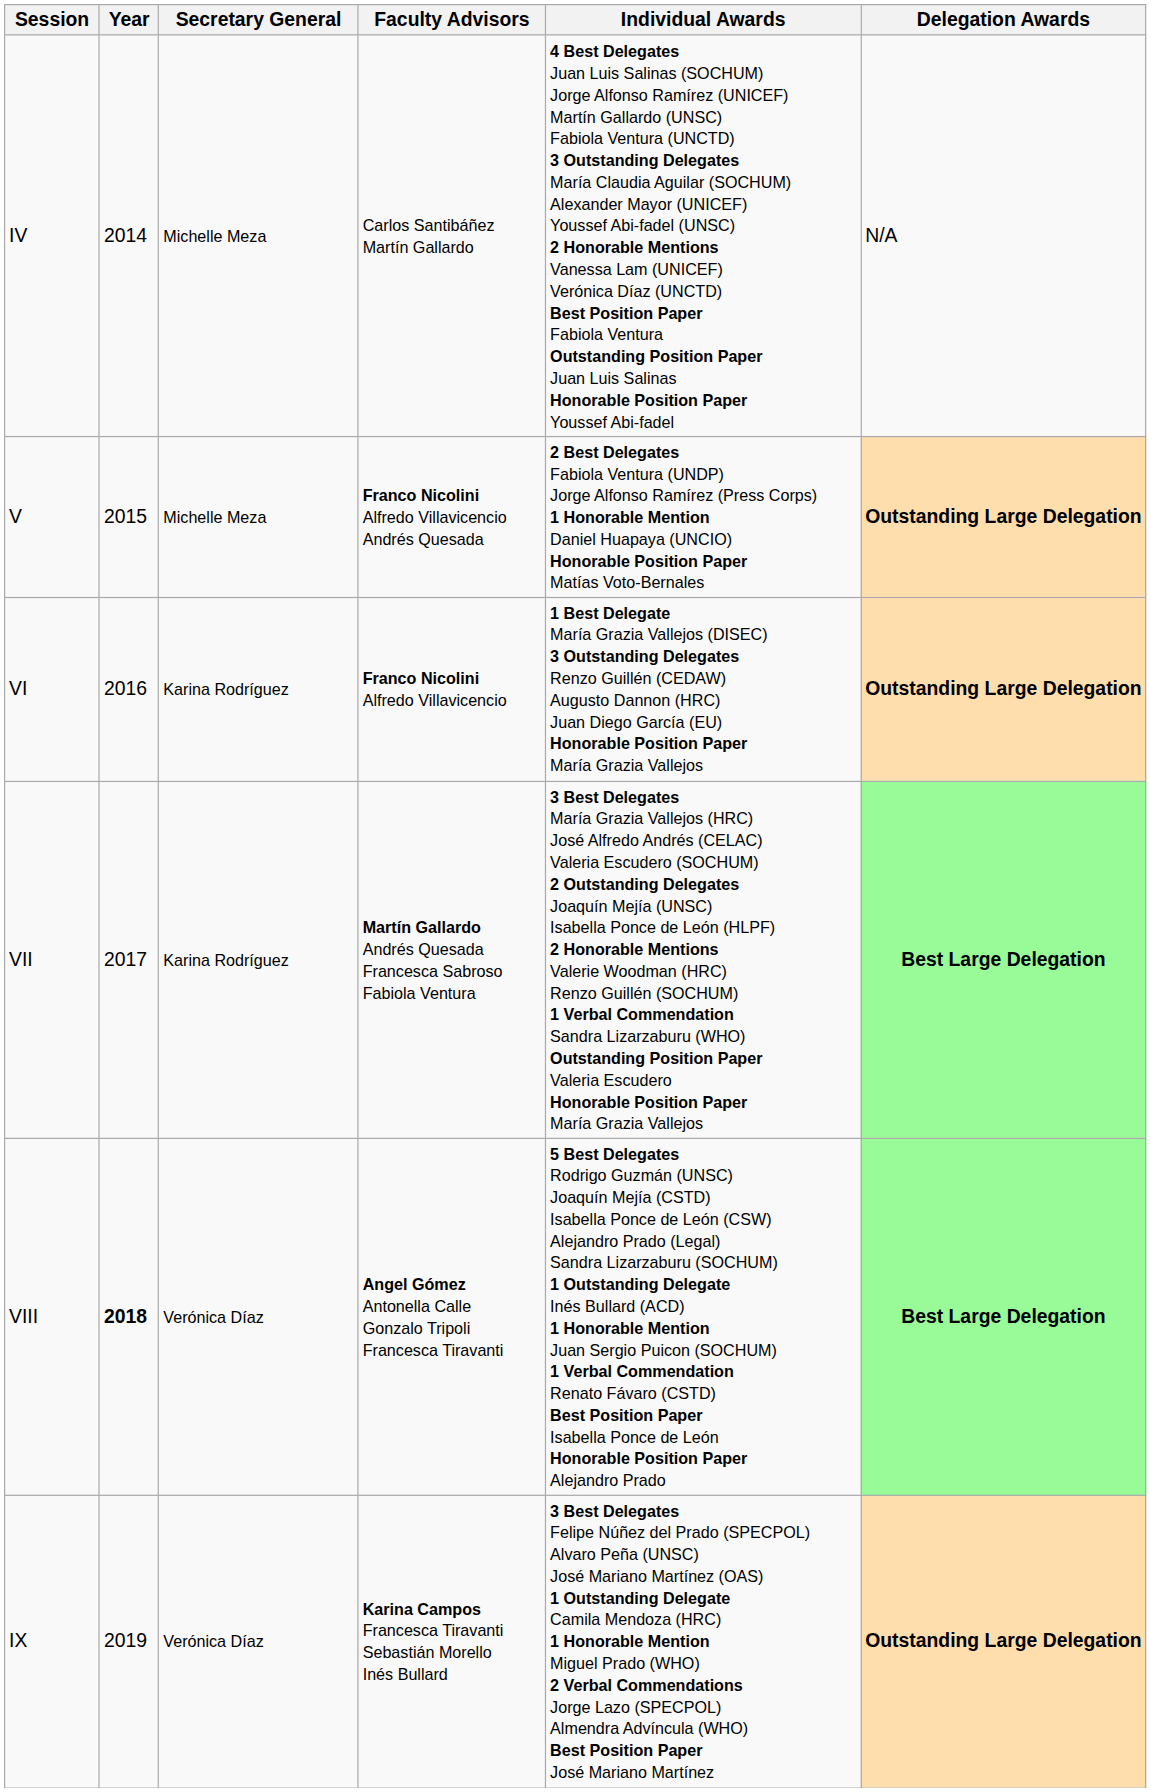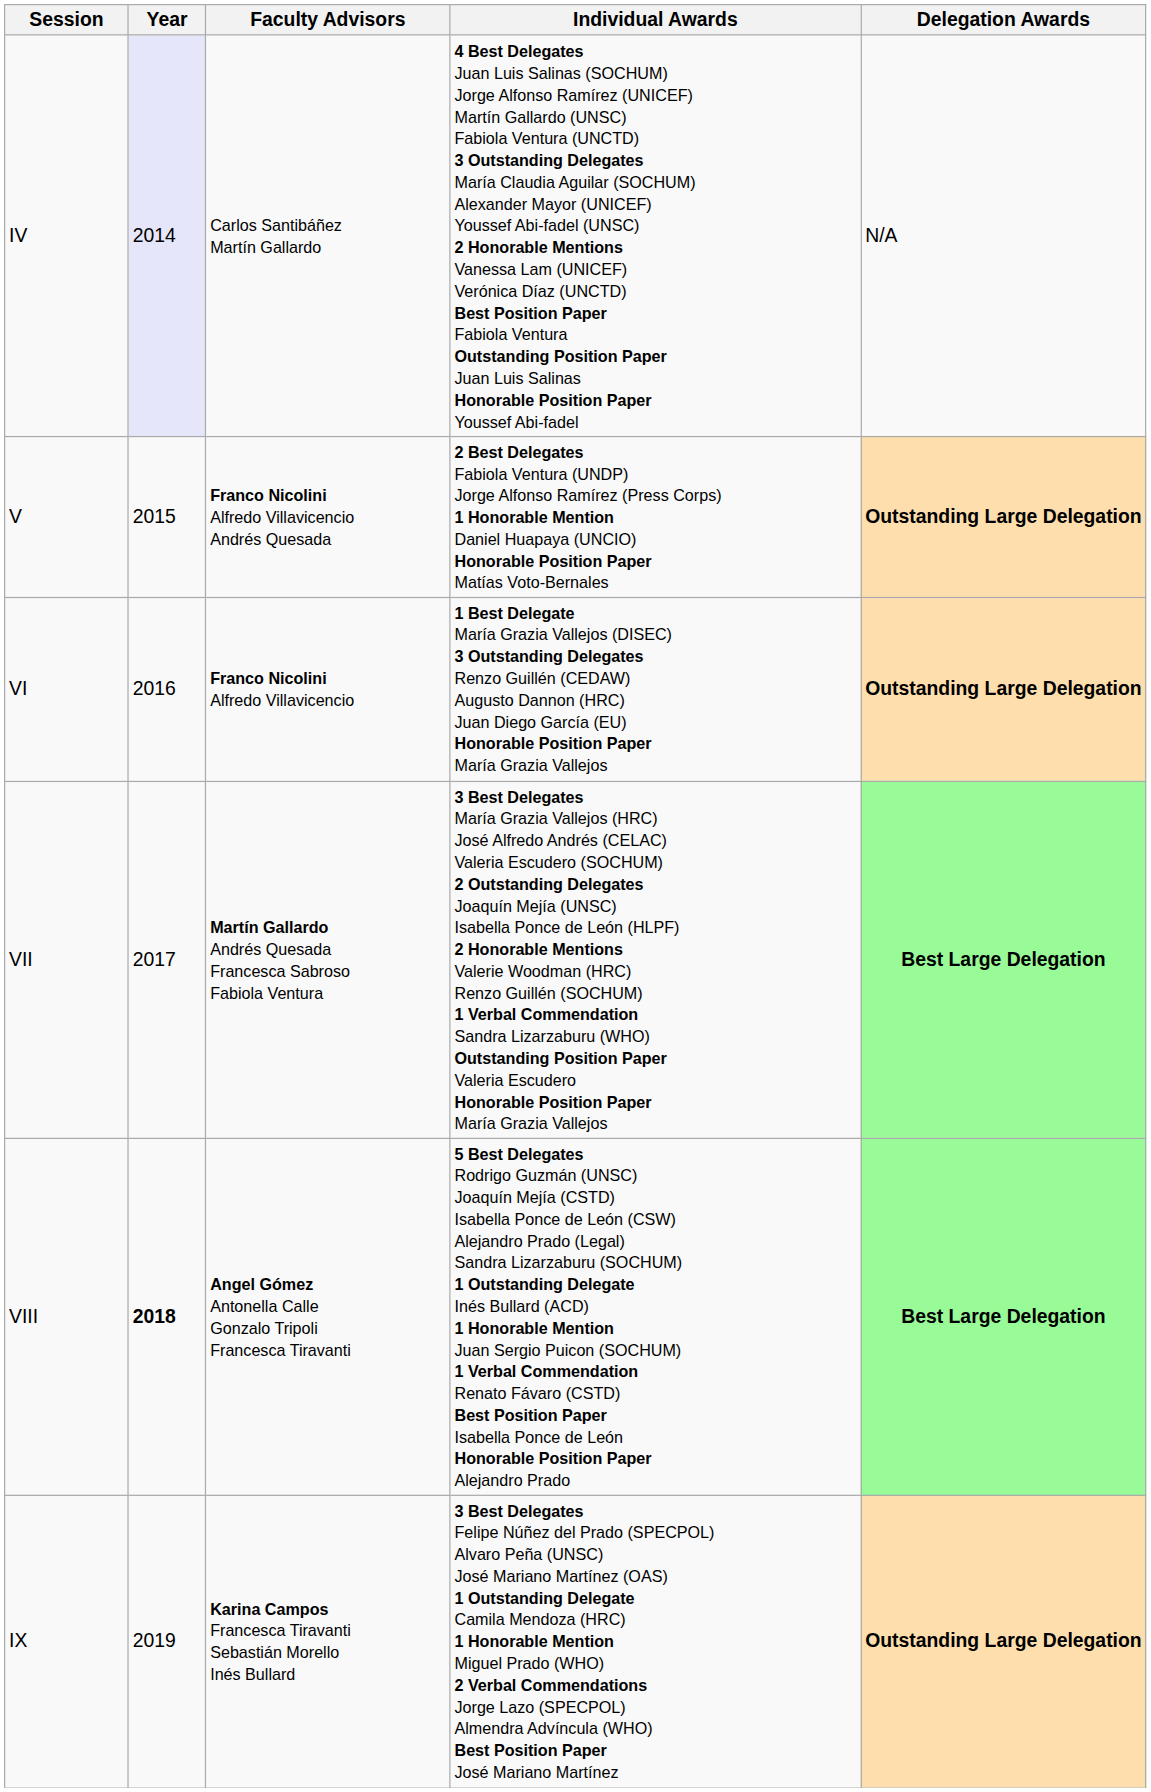- column: (259, 19)
(126, 235) no background -> (154, 235) lavender background
